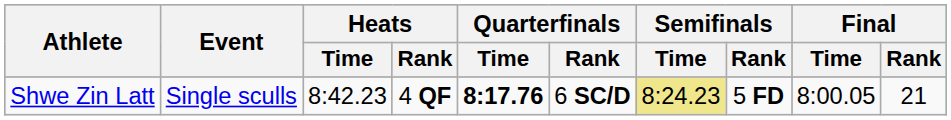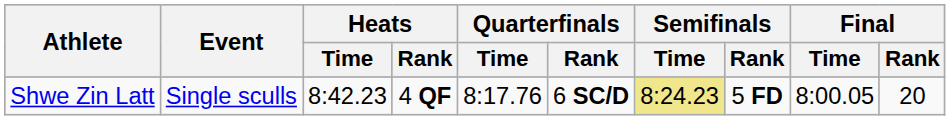(503, 96) bold -> (503, 96) normal
(914, 96) 21 -> (912, 96) 20
